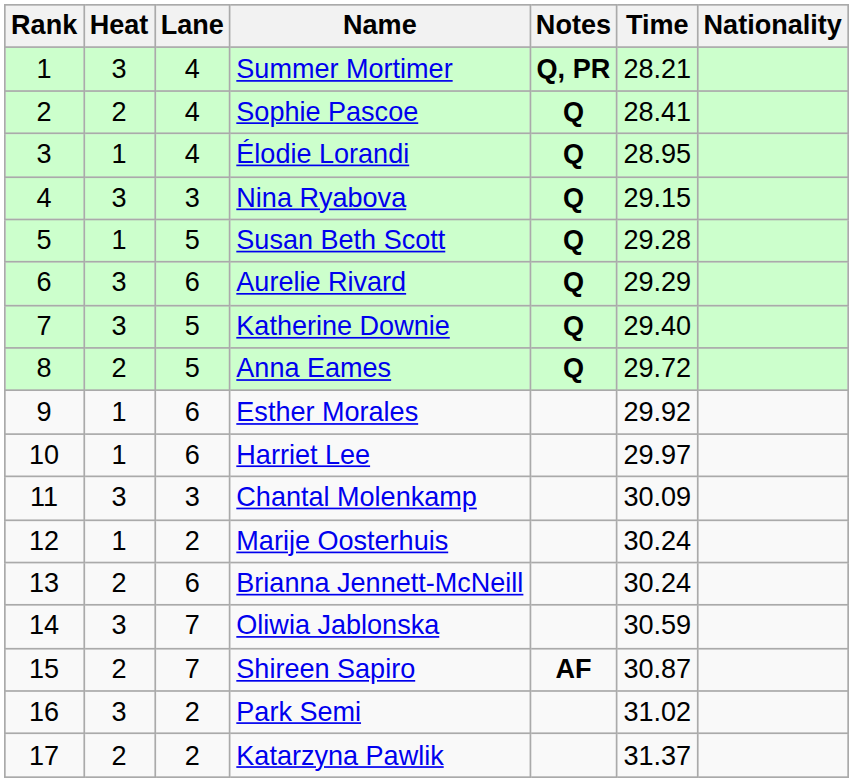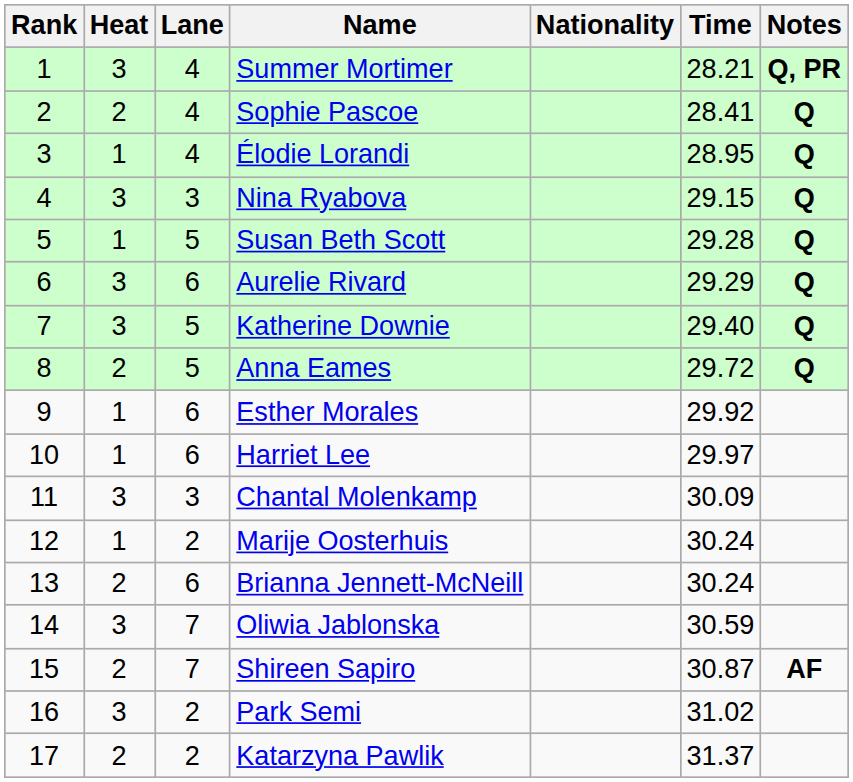columns swapped: (773, 25) <-> (573, 25)
